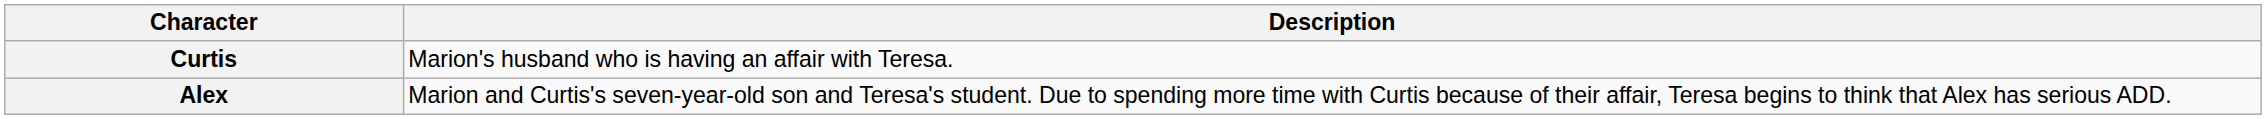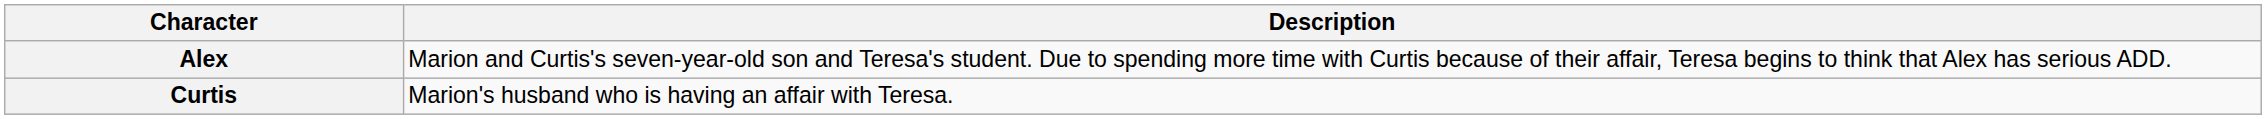rows swapped: (204, 95) <-> (204, 59)
